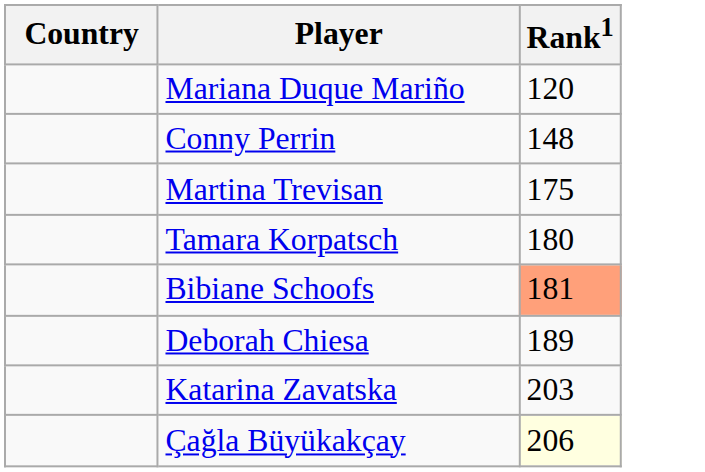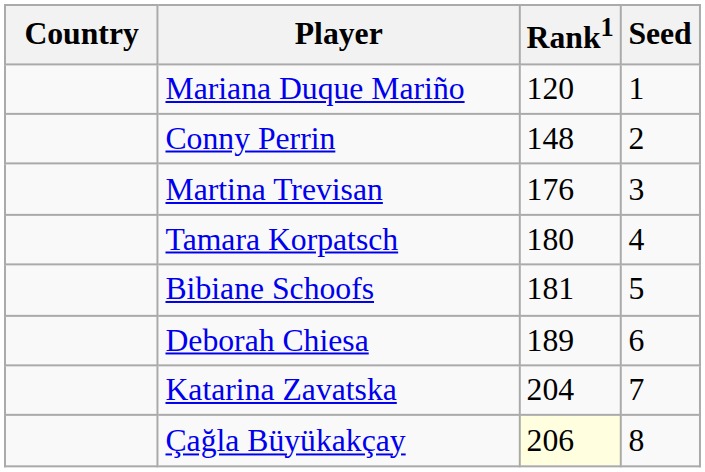+ column: (660, 33)
(550, 188) 175 -> (550, 188) 176
(550, 289) lightsalmon background -> (550, 289) no background
(550, 389) 203 -> (550, 389) 204
